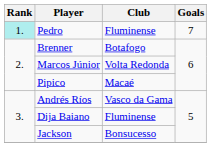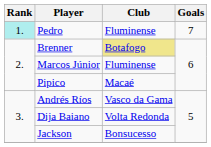(125, 47) no background -> (125, 47) khaki background
(137, 64) Volta Redonda -> (130, 64) Fluminense
(130, 116) Fluminense -> (137, 116) Volta Redonda
